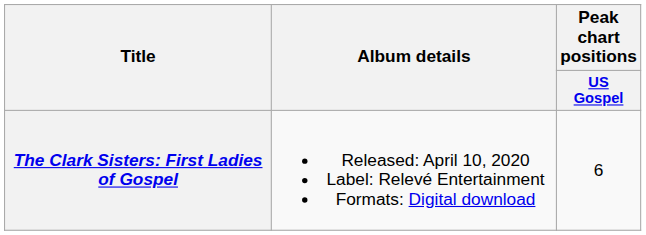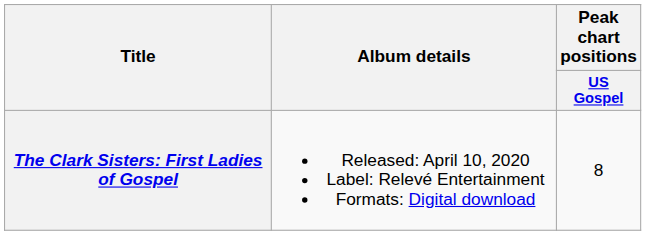(599, 170) 6 -> (599, 170) 8
